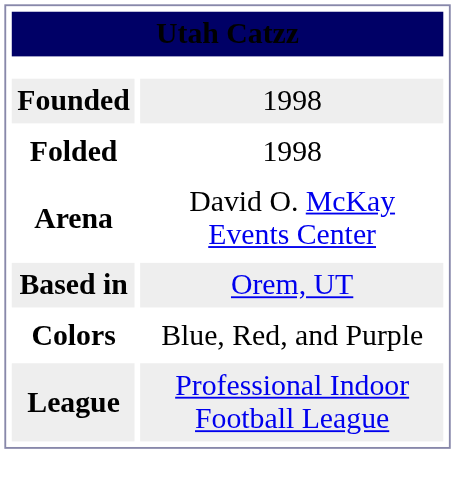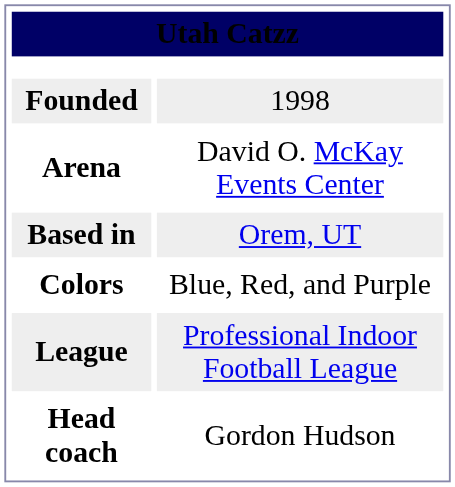- row: (74, 150)
+ row: (81, 435)
